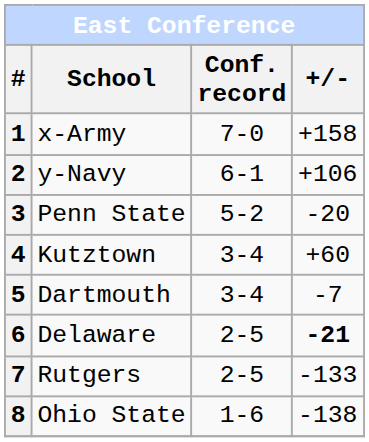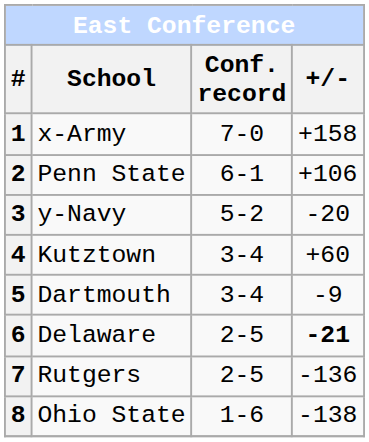(82, 174) y-Navy -> (112, 174) Penn State
(112, 215) Penn State -> (82, 215) y-Navy
(328, 295) -7 -> (328, 295) -9
(328, 376) -133 -> (328, 376) -136
